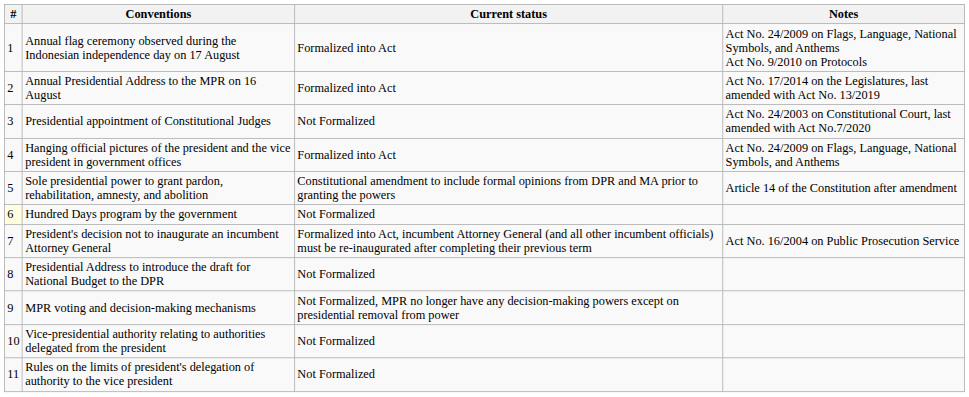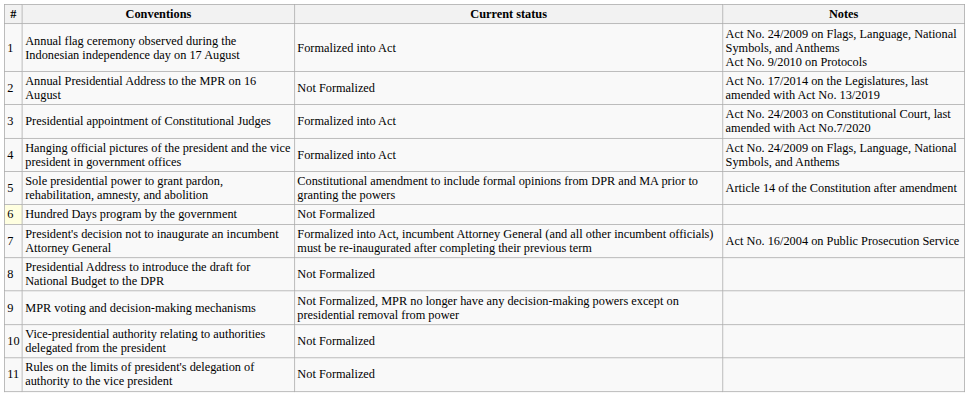(347, 87) Formalized into Act -> (336, 87) Not Formalized
(336, 121) Not Formalized -> (347, 121) Formalized into Act
